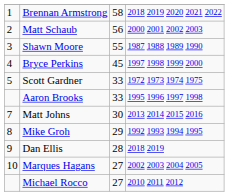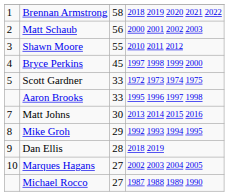(165, 47) 1987 1988 1989 1990 -> (155, 47) 2010 2011 2012
(155, 183) 2010 2011 2012 -> (165, 183) 1987 1988 1989 1990
